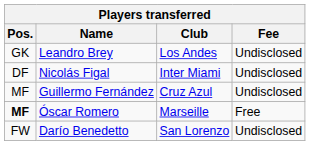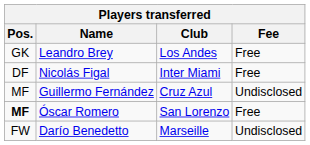(269, 53) Undisclosed -> (248, 53) Free
(269, 73) Undisclosed -> (248, 73) Free
(184, 112) Marseille -> (194, 112) San Lorenzo
(194, 131) San Lorenzo -> (184, 131) Marseille
